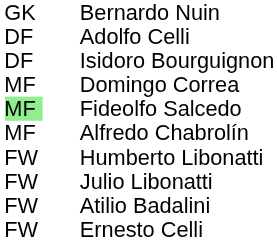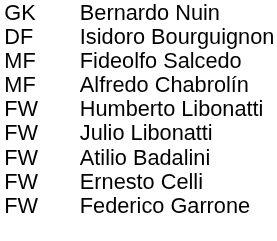- row: (135, 36)
- row: (160, 85)
(20, 109) lightgreen background -> (20, 60) no background
+ row: (165, 205)
